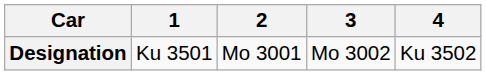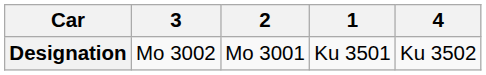columns swapped: (174, 20) <-> (351, 20)
